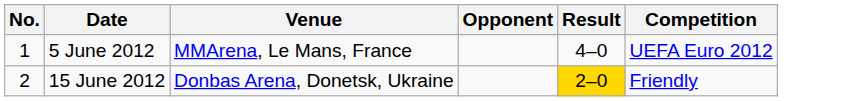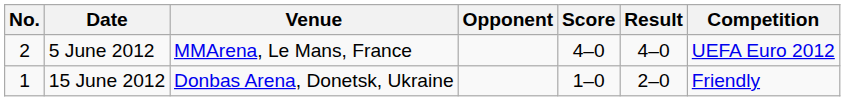+ column: (589, 19)
(24, 50) 1 -> (24, 50) 2
(24, 80) 2 -> (24, 80) 1
(591, 80) gold background -> (654, 80) no background
